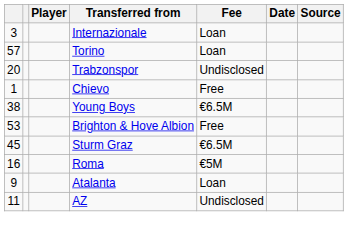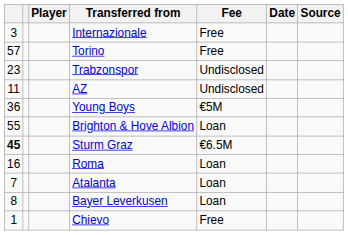(213, 32) Loan -> (212, 32) Free
(213, 51) Loan -> (212, 51) Free
(14, 70) 20 -> (14, 70) 23
rows swapped: (91, 88) <-> (80, 201)
(14, 107) 38 -> (14, 107) 36
(216, 107) €6.5M -> (211, 107) €5M
(14, 126) 53 -> (14, 126) 55
(212, 126) Free -> (213, 126) Loan
(14, 145) normal -> (14, 145) bold
(211, 164) €5M -> (213, 164) Loan
(14, 182) 9 -> (14, 182) 7
+ row: (120, 201)
